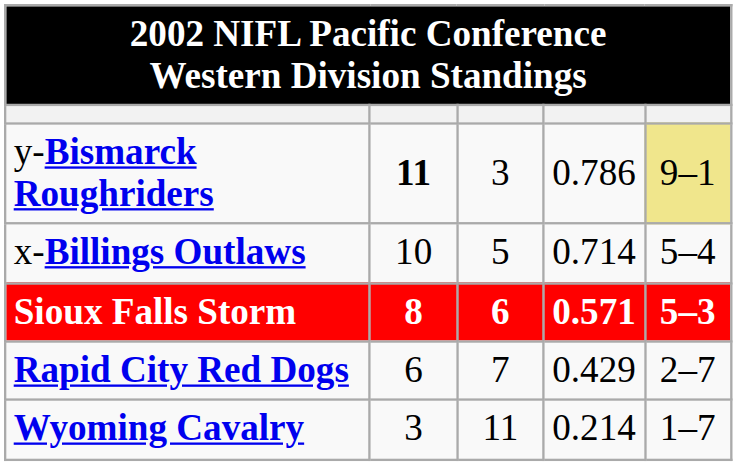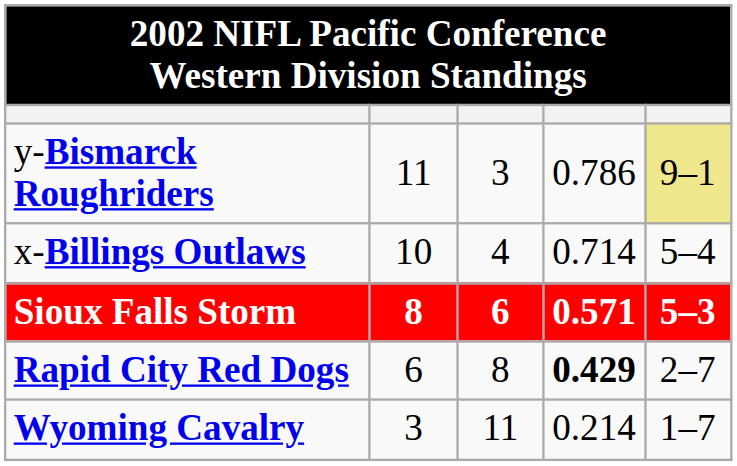(414, 172) bold -> (414, 172) normal
(500, 252) 5 -> (500, 252) 4
(500, 370) 7 -> (500, 370) 8
(594, 370) normal -> (594, 370) bold
